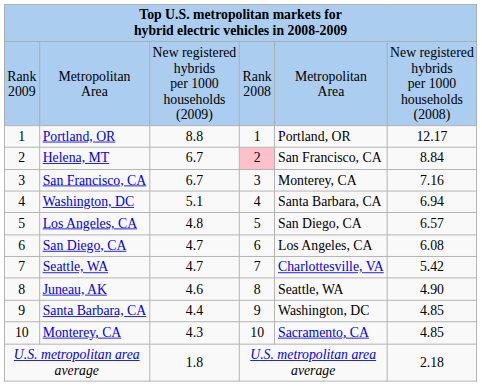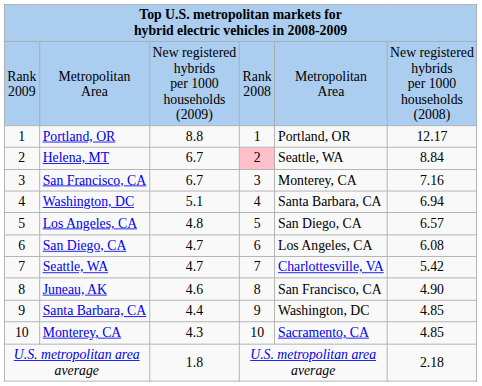(330, 158) San Francisco, CA -> (311, 158) Seattle, WA
(311, 289) Seattle, WA -> (330, 289) San Francisco, CA
